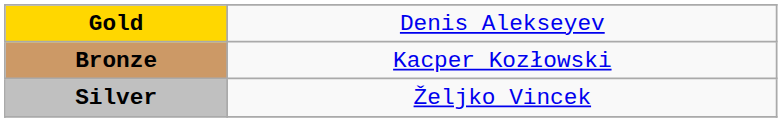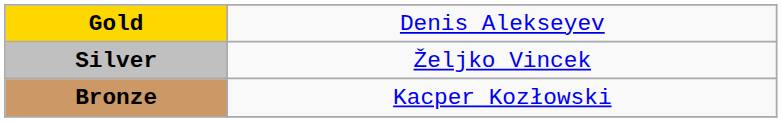rows swapped: (116, 98) <-> (116, 60)
